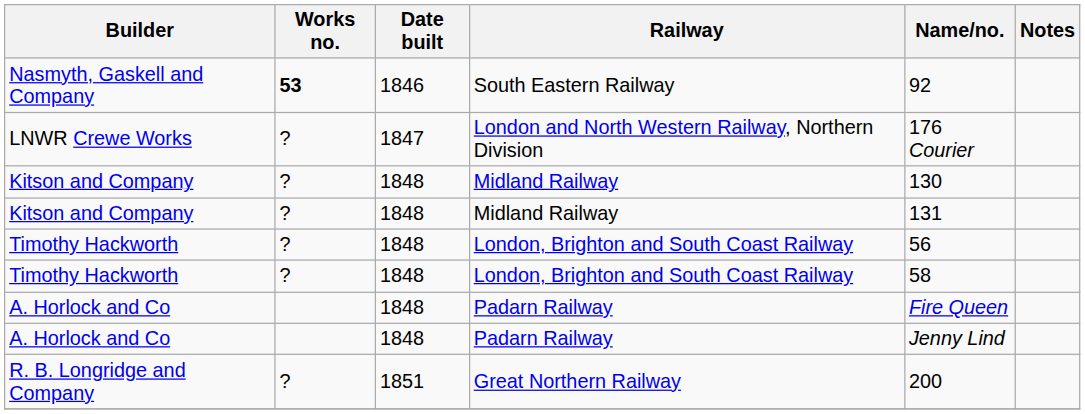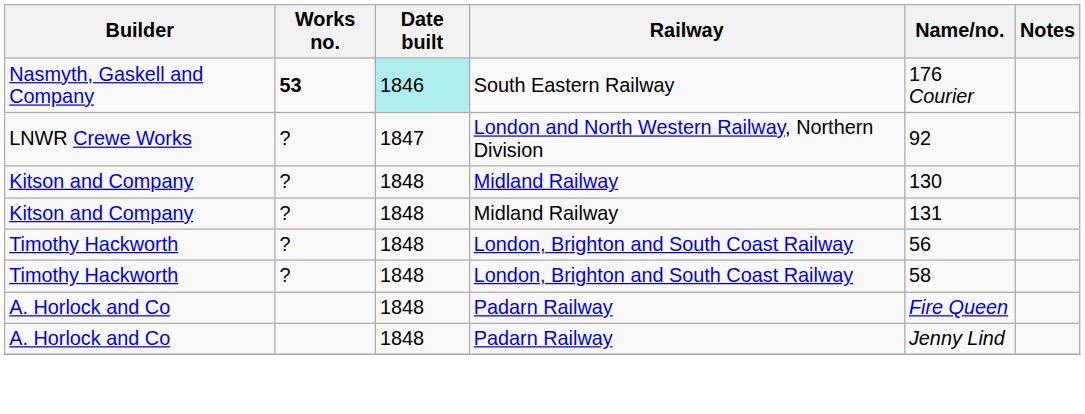(402, 85) no background -> (402, 85) paleturquoise background
(920, 85) 92 -> (941, 85) 176 Courier
(941, 138) 176 Courier -> (920, 138) 92
- row: (97, 381)
